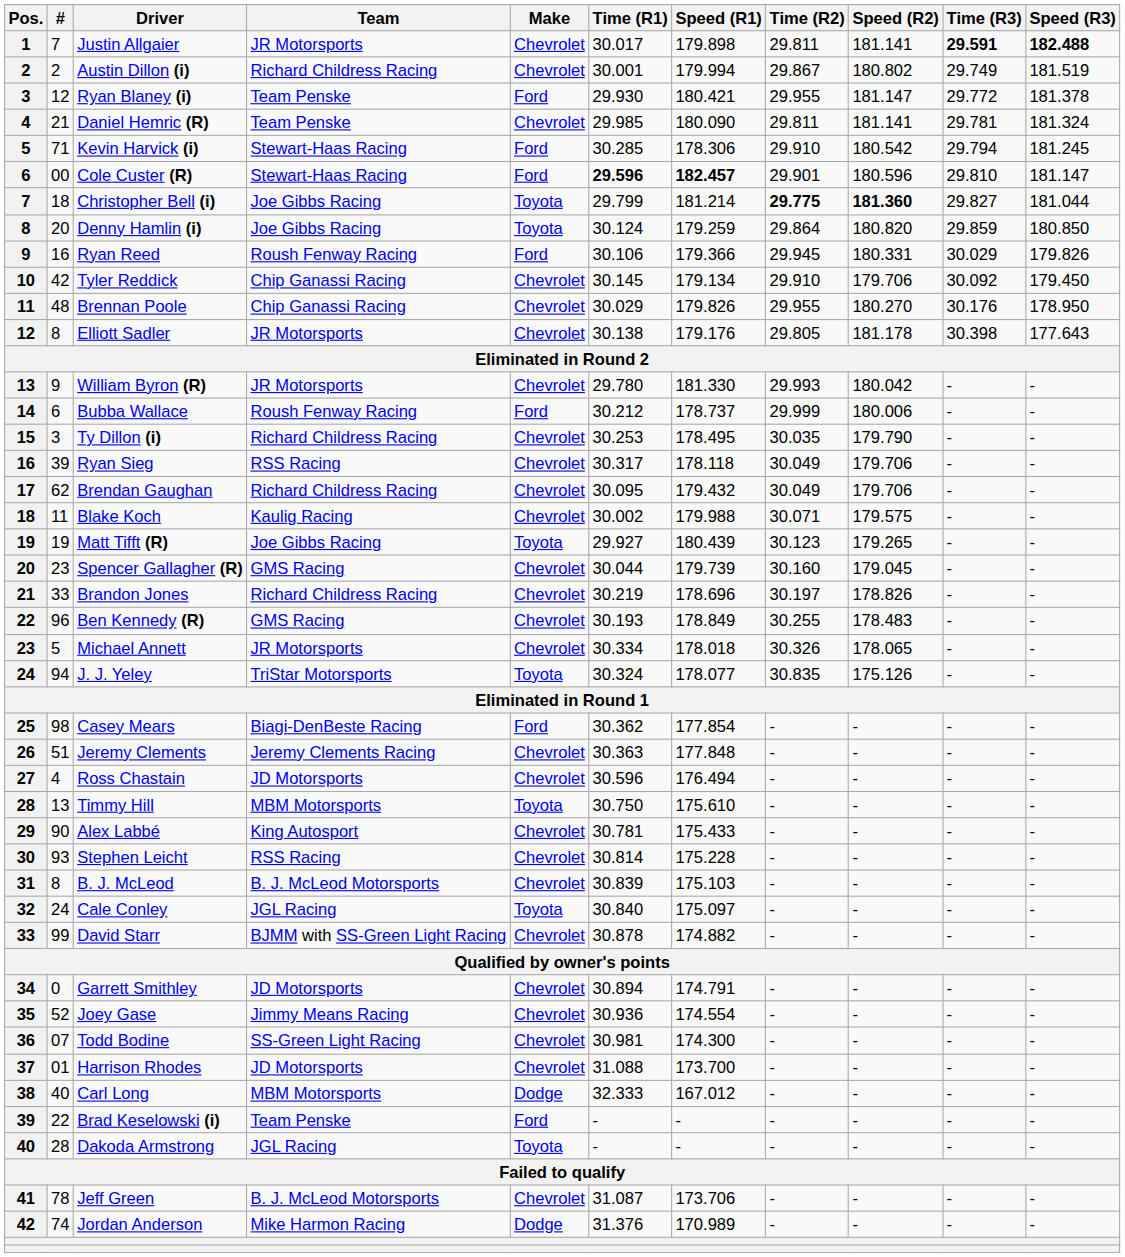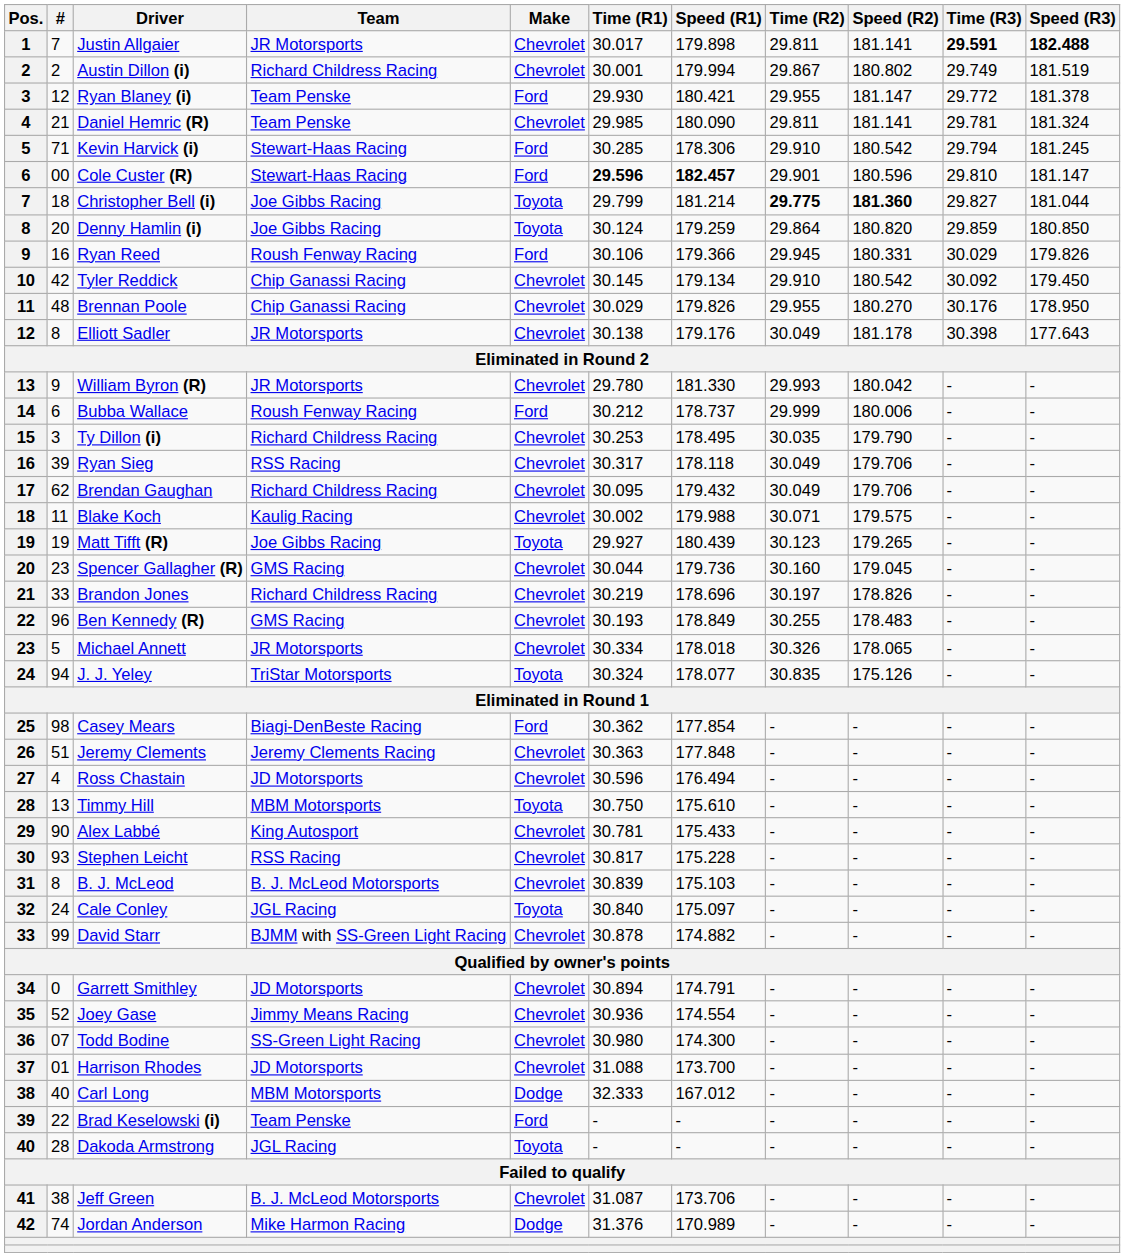(882, 280) 179.706 -> (882, 280) 180.542
(795, 333) 29.805 -> (795, 333) 30.049
(705, 569) 179.739 -> (705, 569) 179.736
(618, 857) 30.814 -> (618, 857) 30.817
(618, 1041) 30.981 -> (618, 1041) 30.980
(60, 1198) 78 -> (60, 1198) 38
